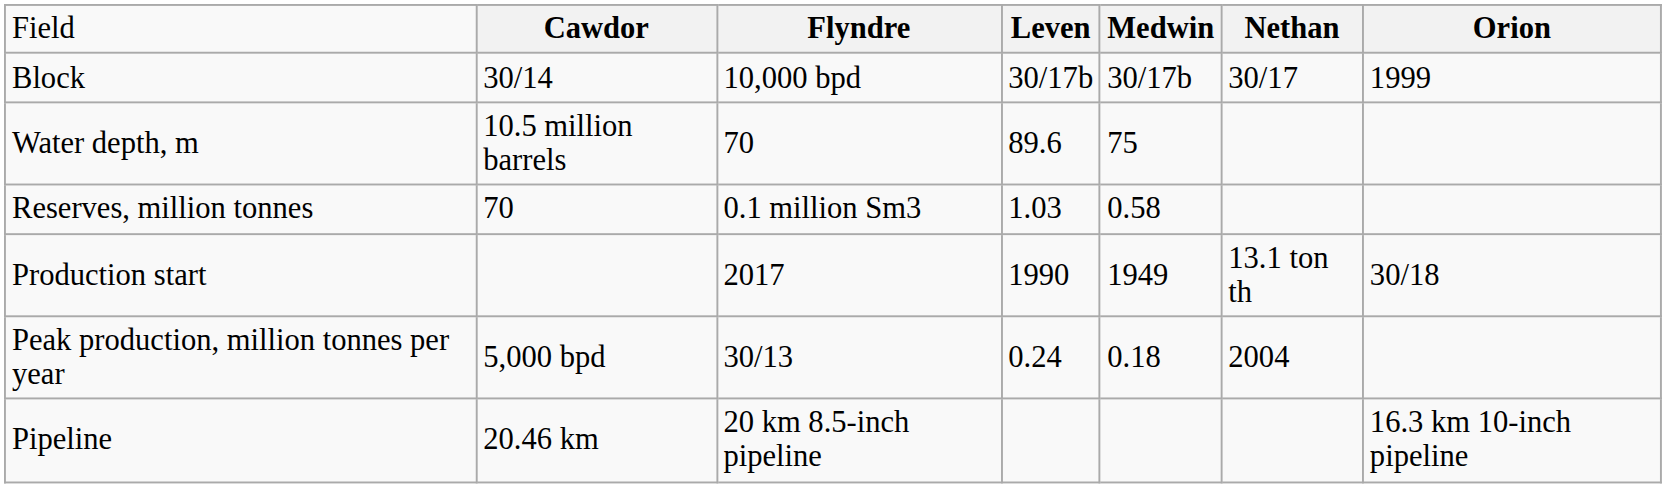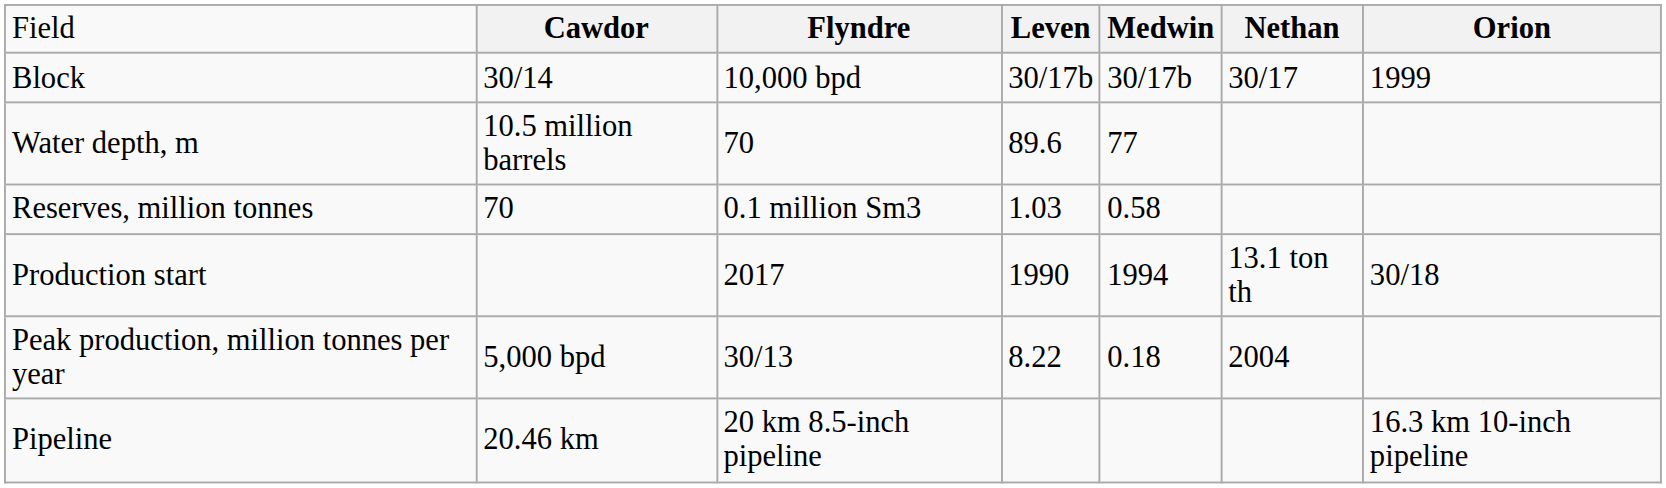(1123, 142) 75 -> (1123, 142) 77
(1138, 274) 1949 -> (1138, 274) 1994
(1035, 357) 0.24 -> (1035, 357) 8.22
